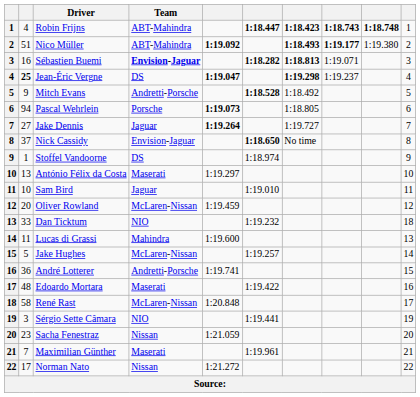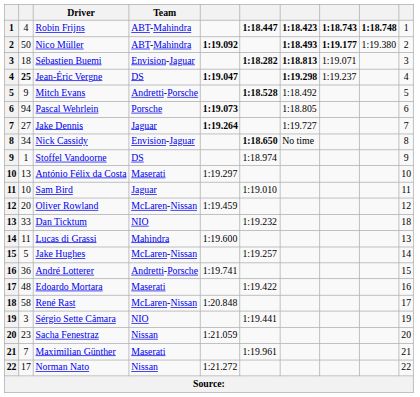(26, 44) 51 -> (26, 44) 50
(26, 60) 16 -> (26, 60) 18
(166, 60) bold -> (163, 60) normal
(26, 141) 37 -> (26, 141) 34
